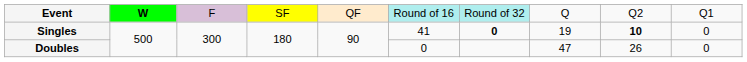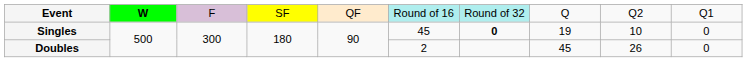(424, 31) 41 -> (424, 31) 45
(636, 31) bold -> (636, 31) normal
(424, 49) 0 -> (424, 49) 2
(565, 49) 47 -> (565, 49) 45
